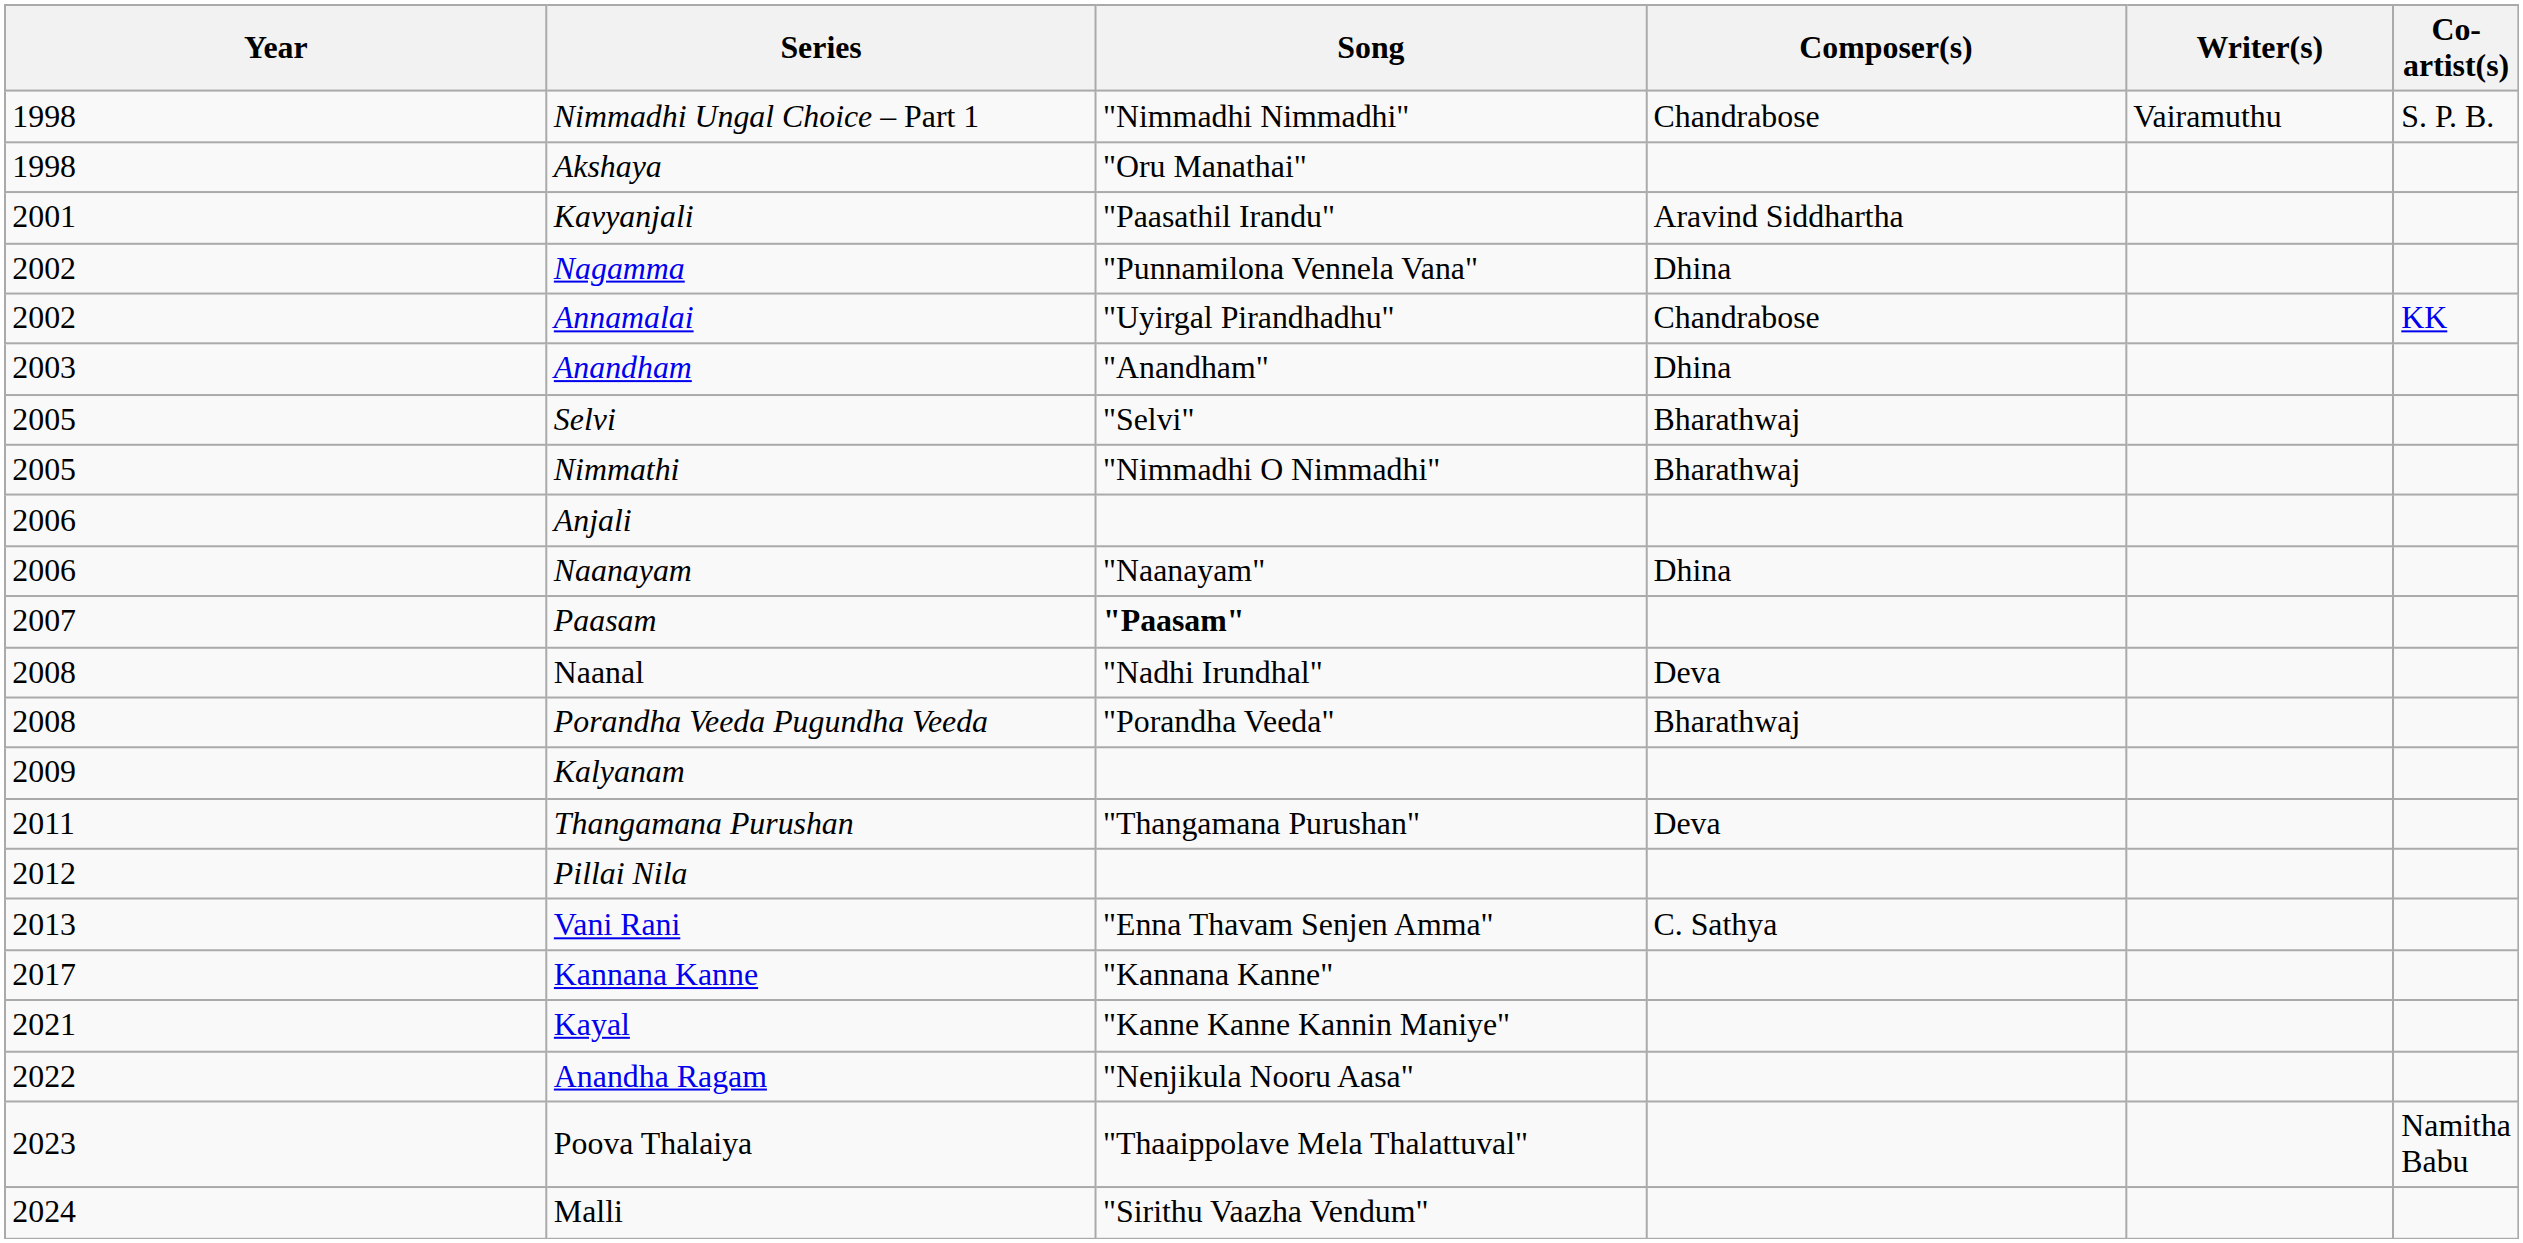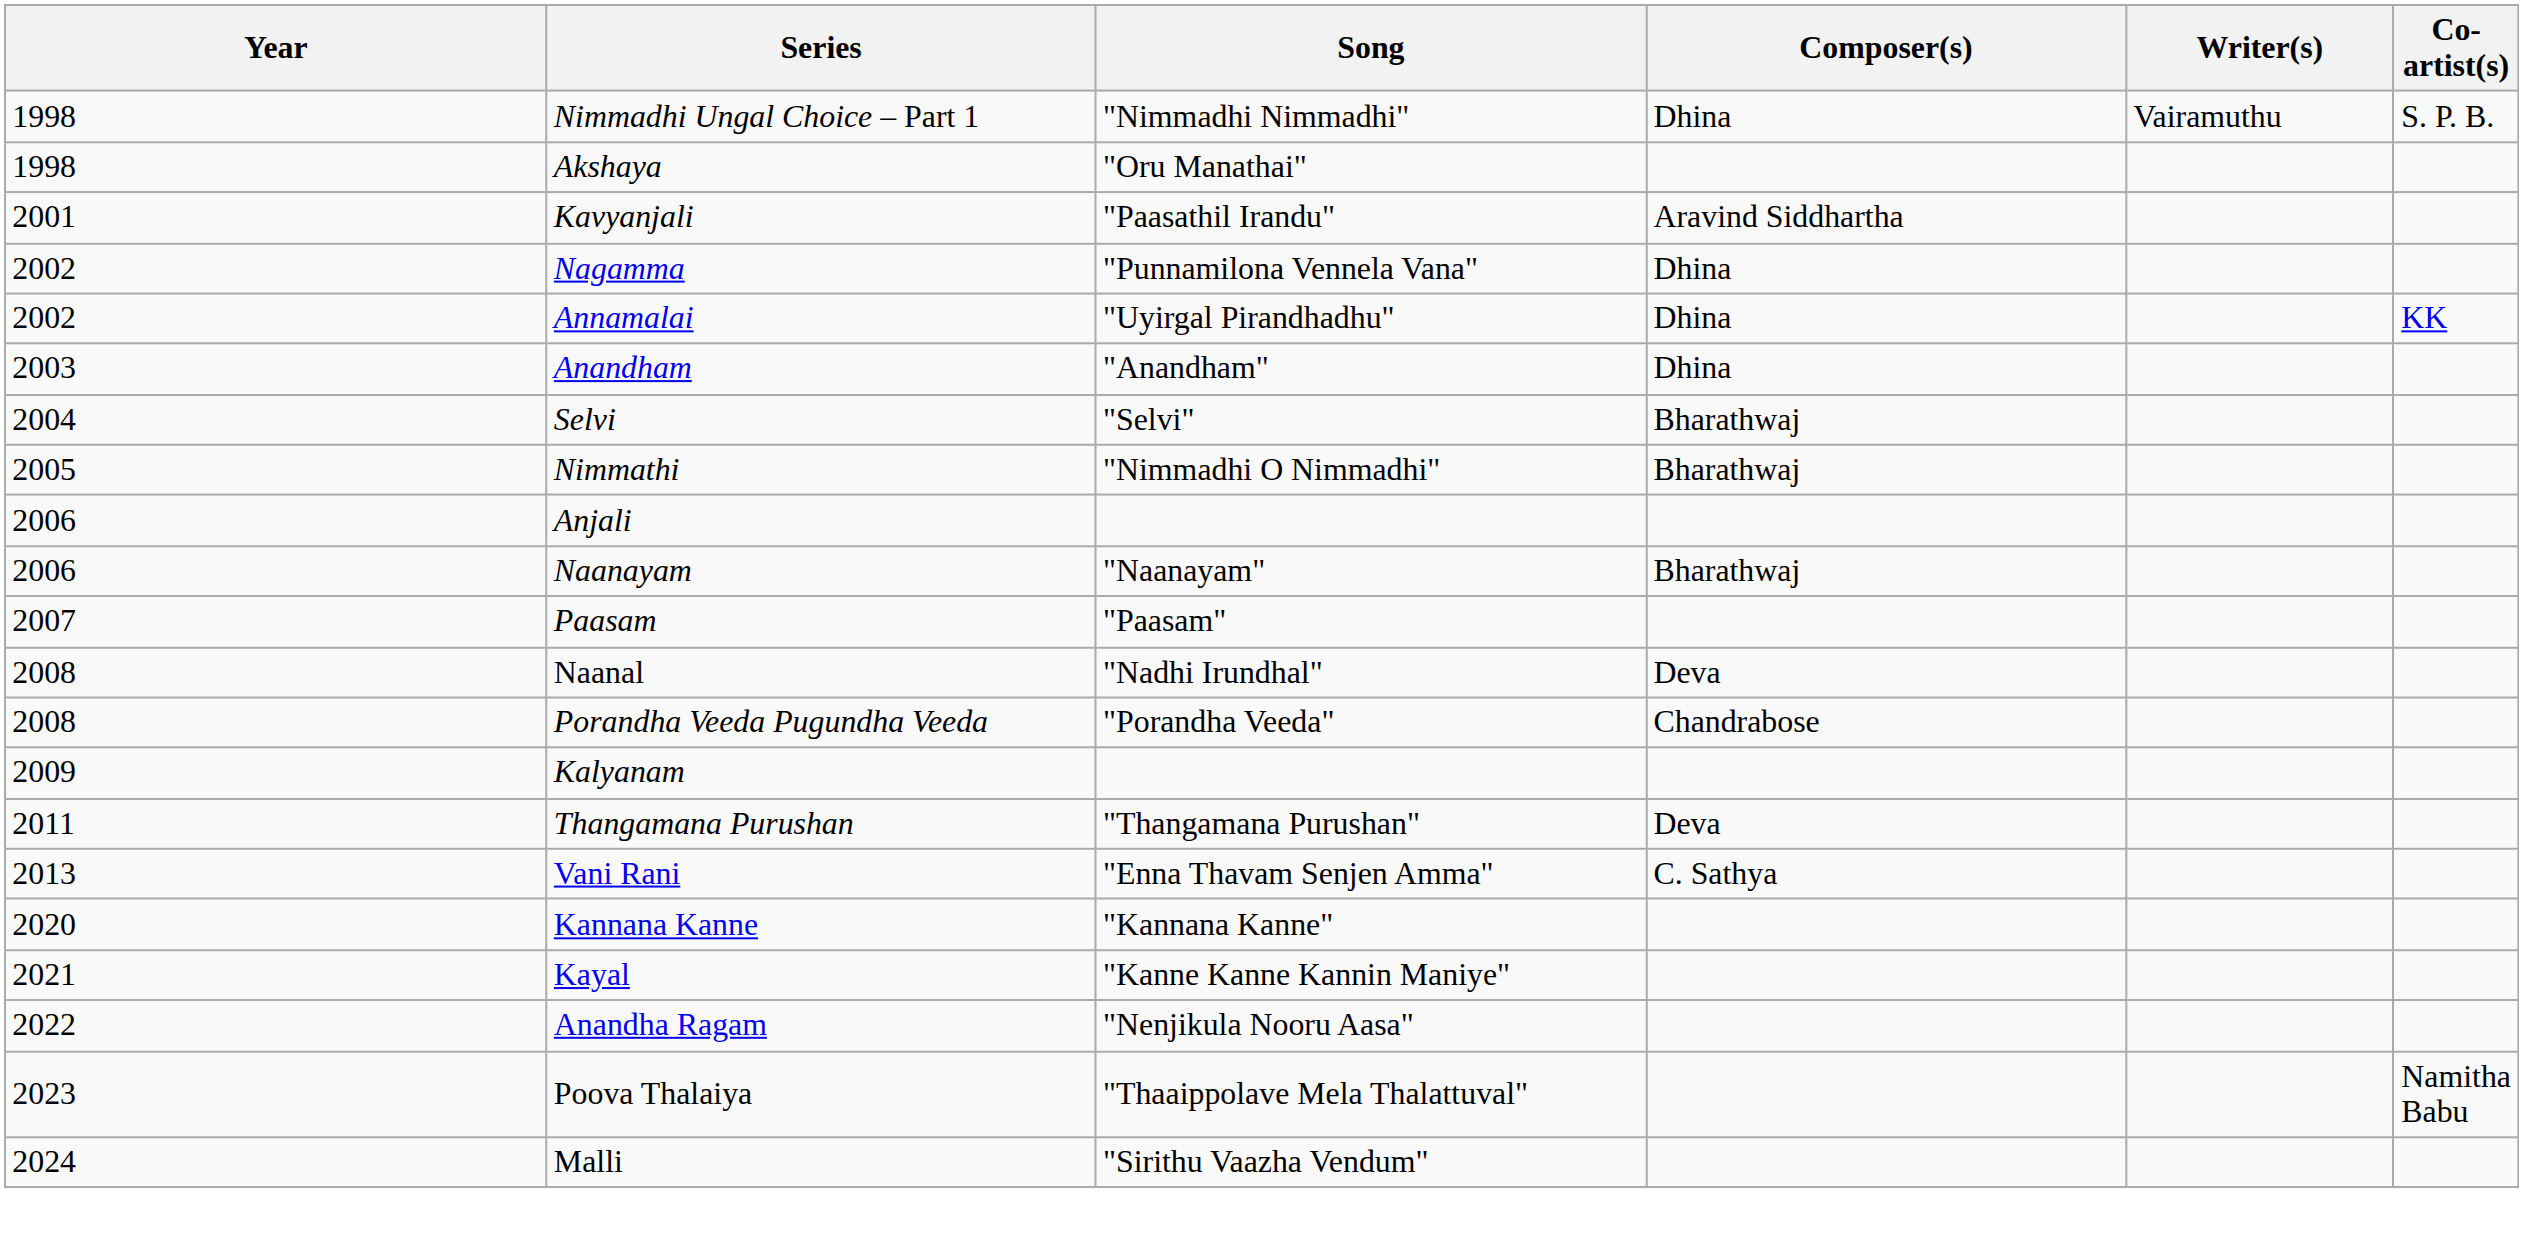(1737, 116) Chandrabose -> (1692, 116) Dhina
(1737, 318) Chandrabose -> (1692, 318) Dhina
(44, 419) 2005 -> (44, 419) 2004
(1692, 570) Dhina -> (1727, 570) Bharathwaj
(1174, 621) bold -> (1165, 621) normal
(1727, 722) Bharathwaj -> (1737, 722) Chandrabose
- row: (621, 873)
(44, 974) 2017 -> (44, 924) 2020
